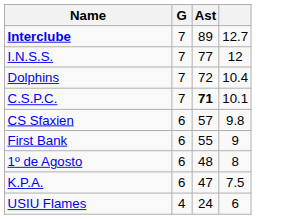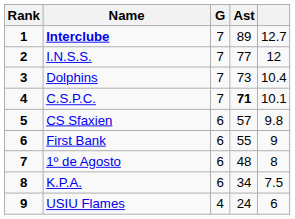+ column: (24, 15)
(205, 78) 72 -> (244, 78) 73
(205, 183) 47 -> (244, 183) 34
